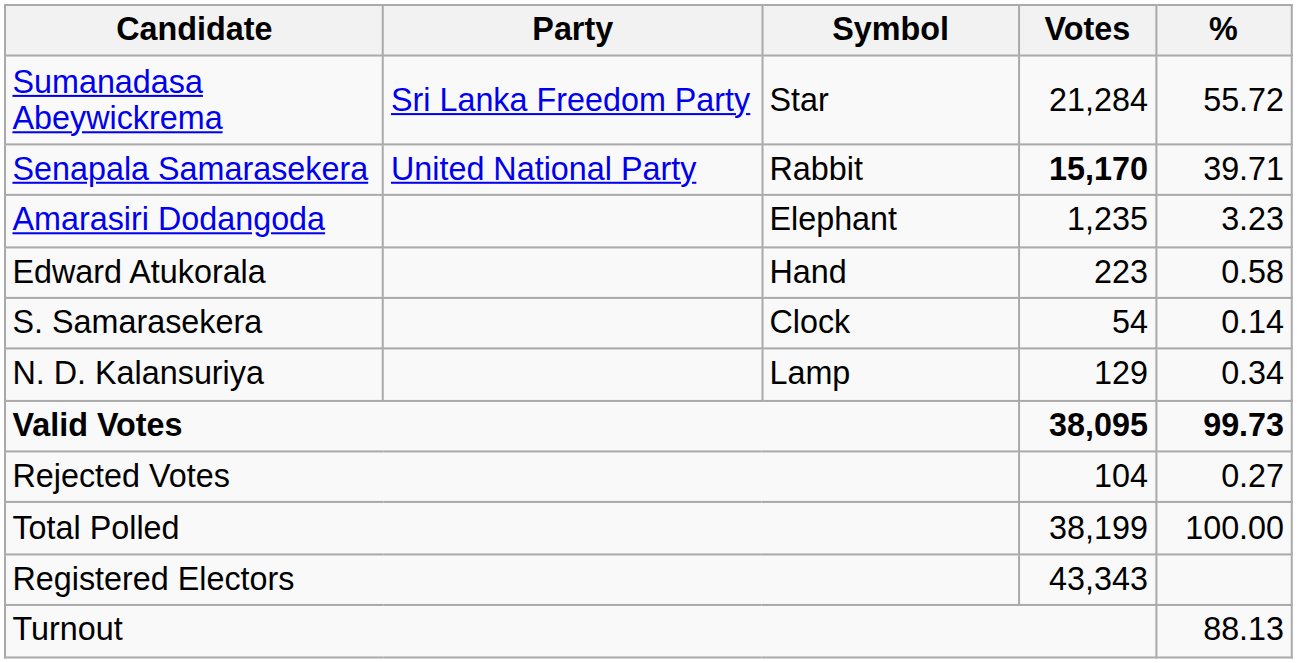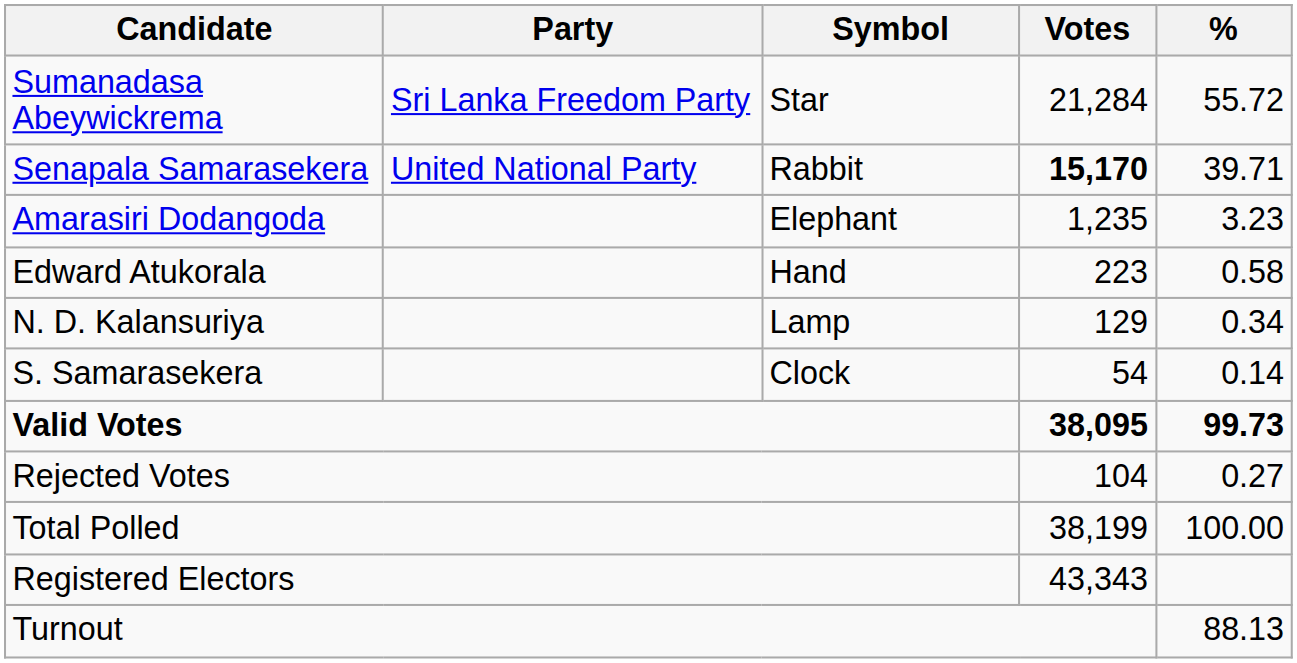rows swapped: (138, 374) <-> (137, 322)
